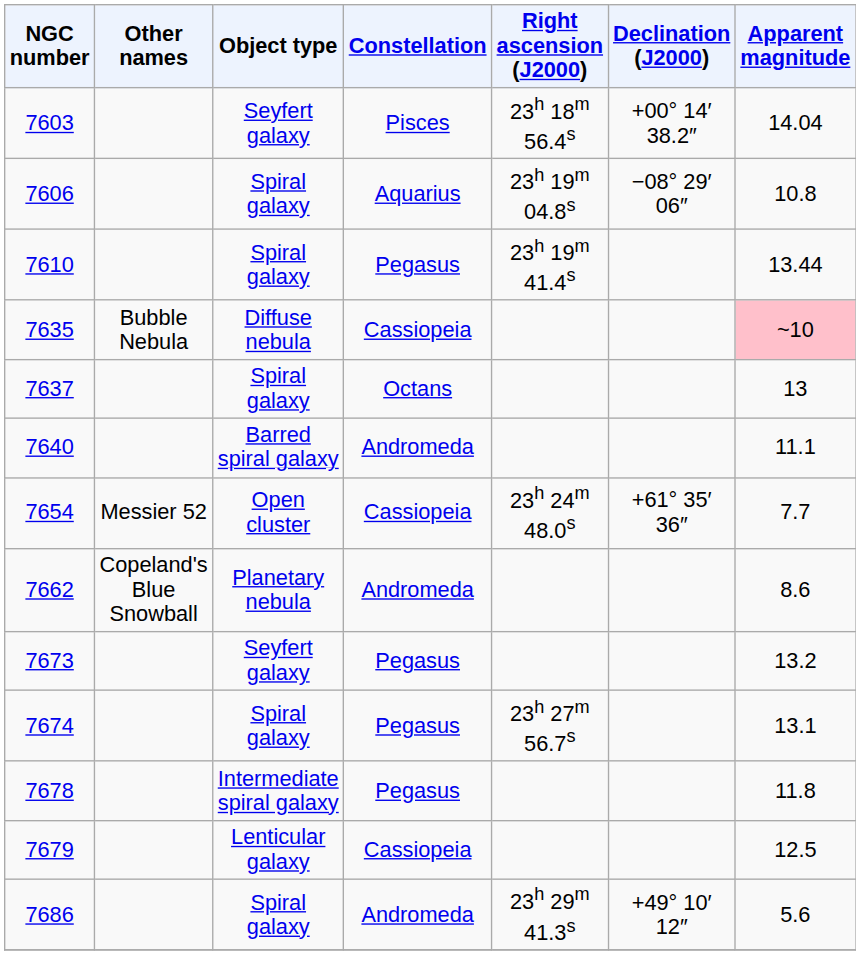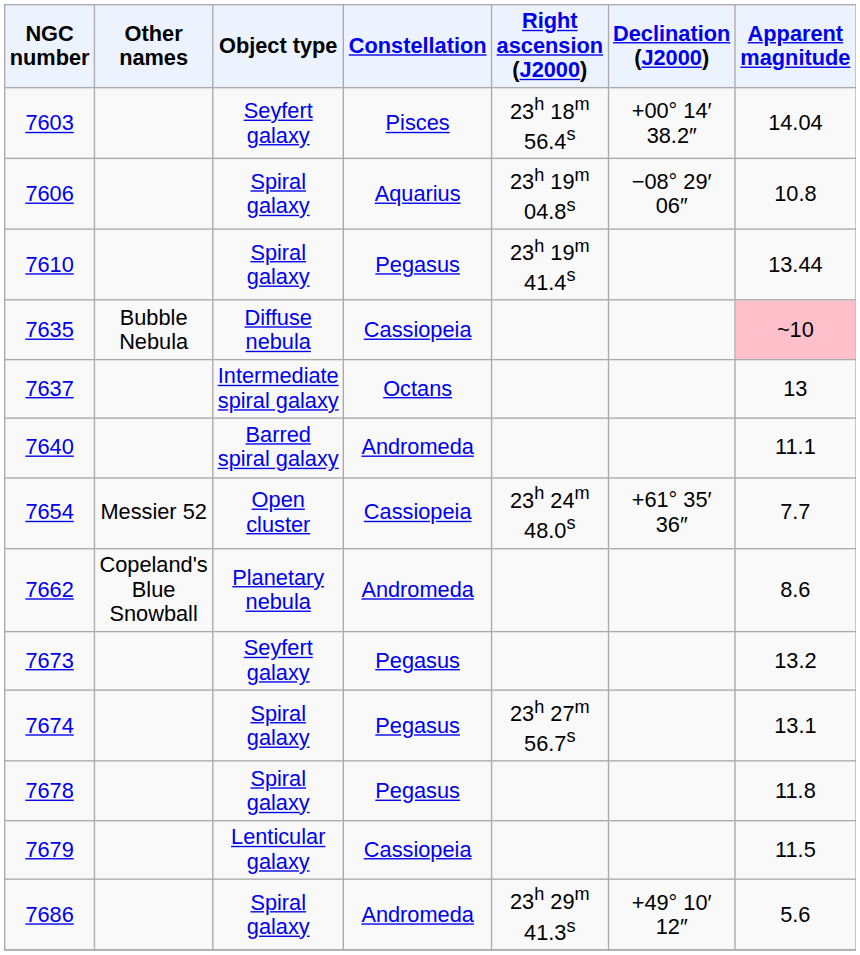(278, 388) Spiral galaxy -> (278, 388) Intermediate spiral galaxy
(278, 790) Intermediate spiral galaxy -> (278, 790) Spiral galaxy
(795, 849) 12.5 -> (795, 849) 11.5
